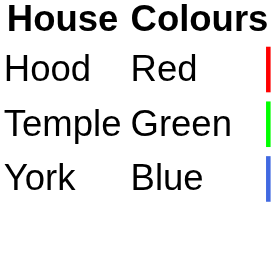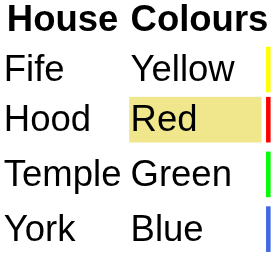+ row: (34, 68)
(164, 68) no background -> (164, 119) khaki background
